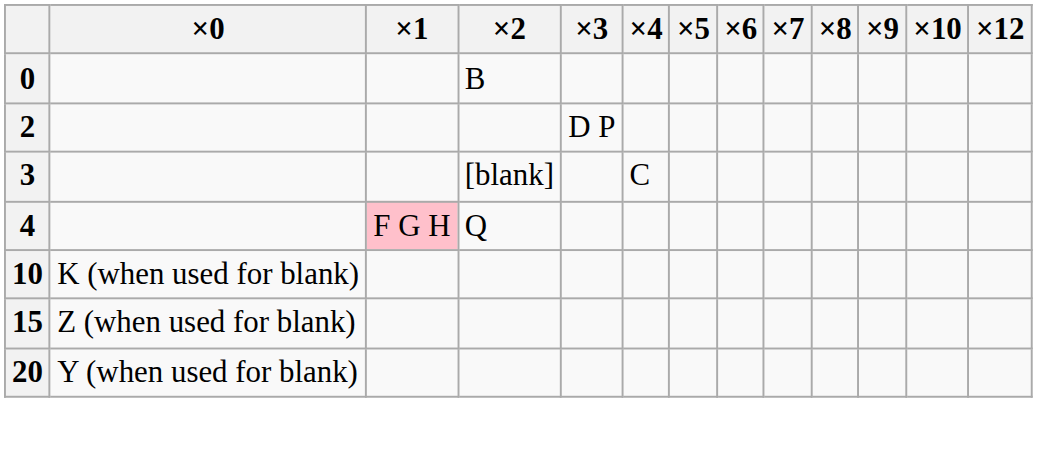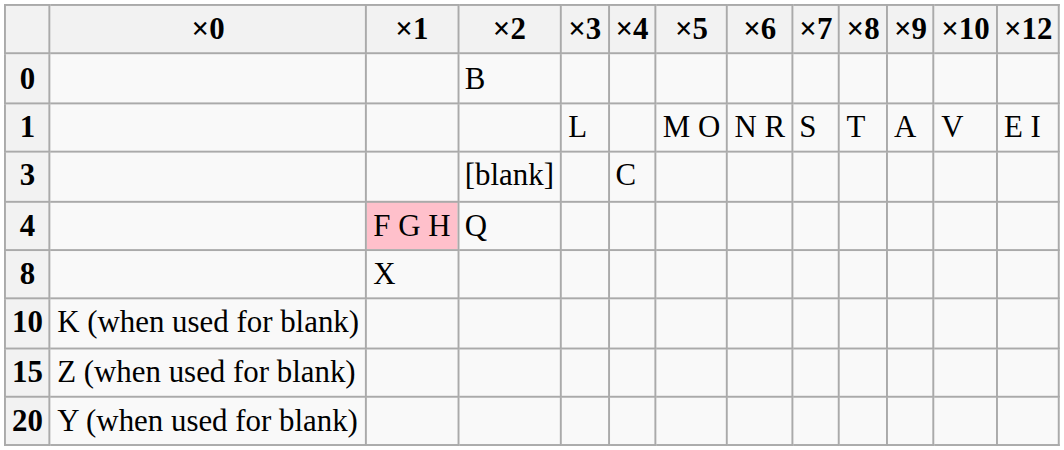+ row: (28, 126)
- row: (28, 126)
+ row: (28, 273)
